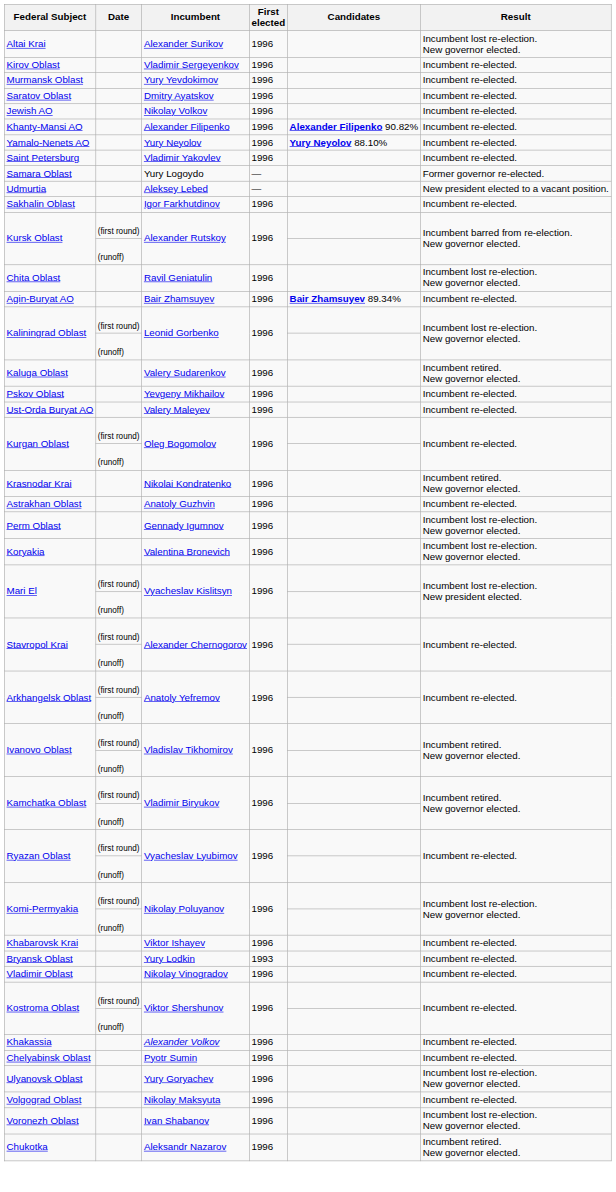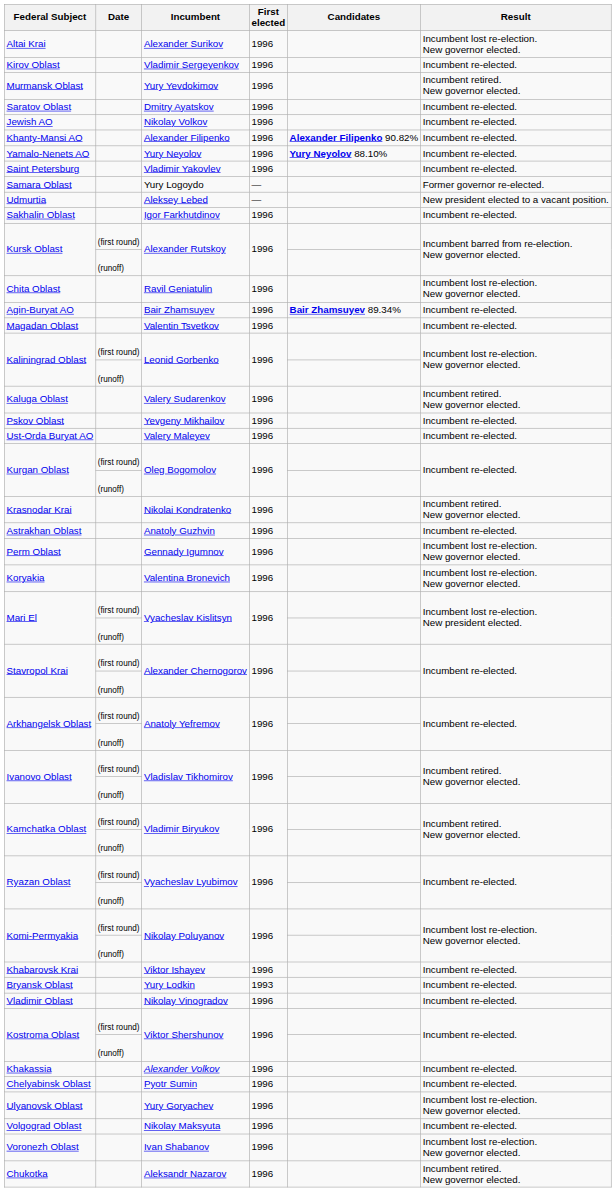(470, 80) Incumbent re-elected. -> (472, 86) Incumbent retired. New governor elected.
+ row: (42, 325)
